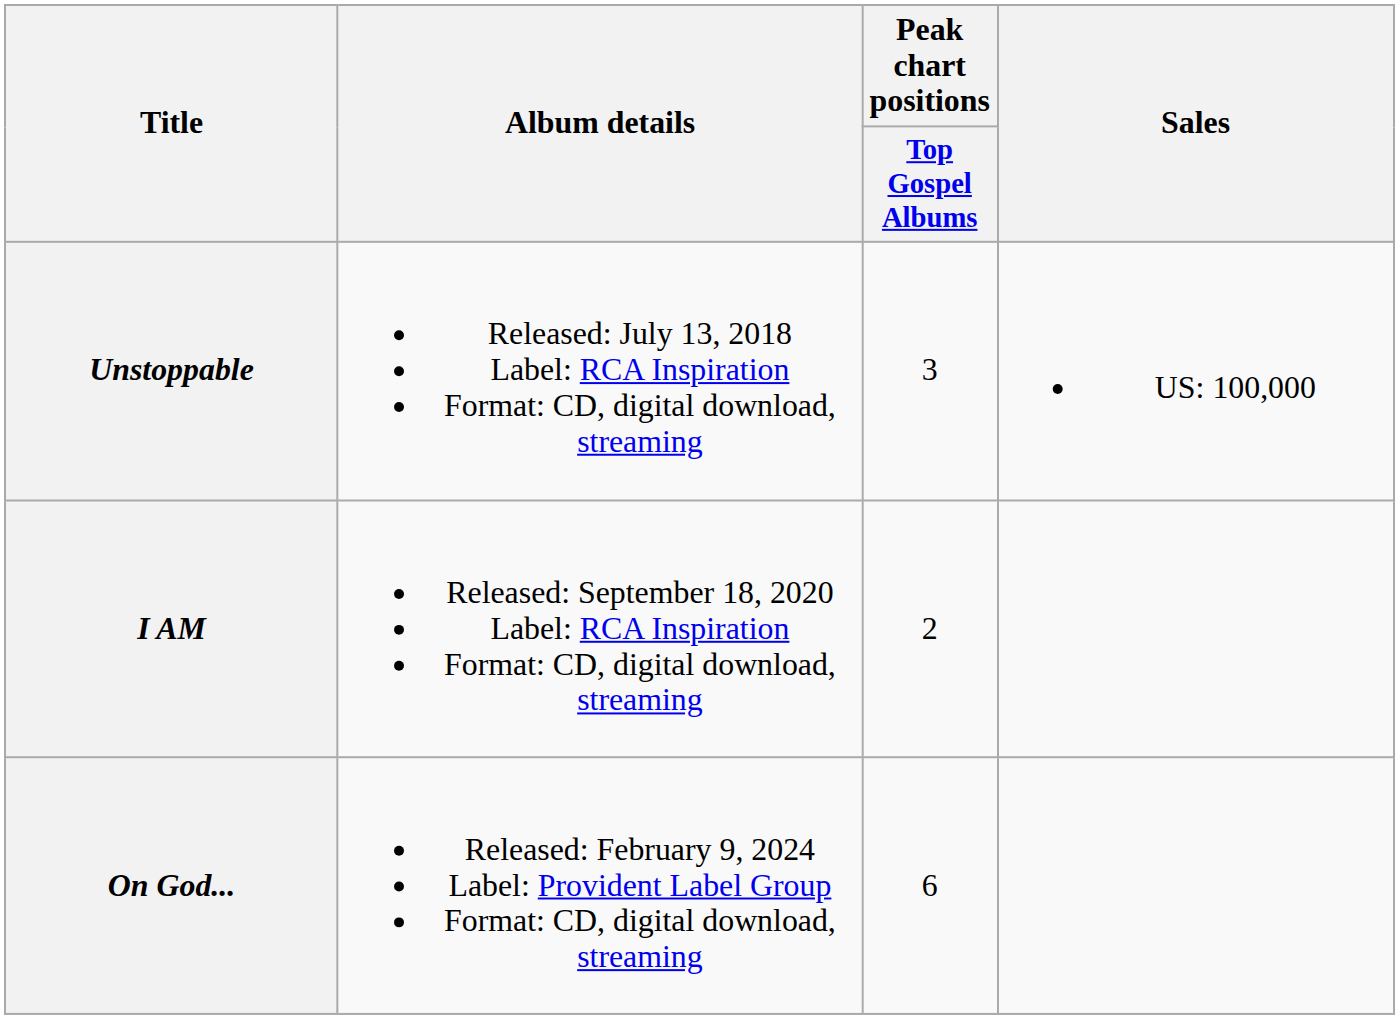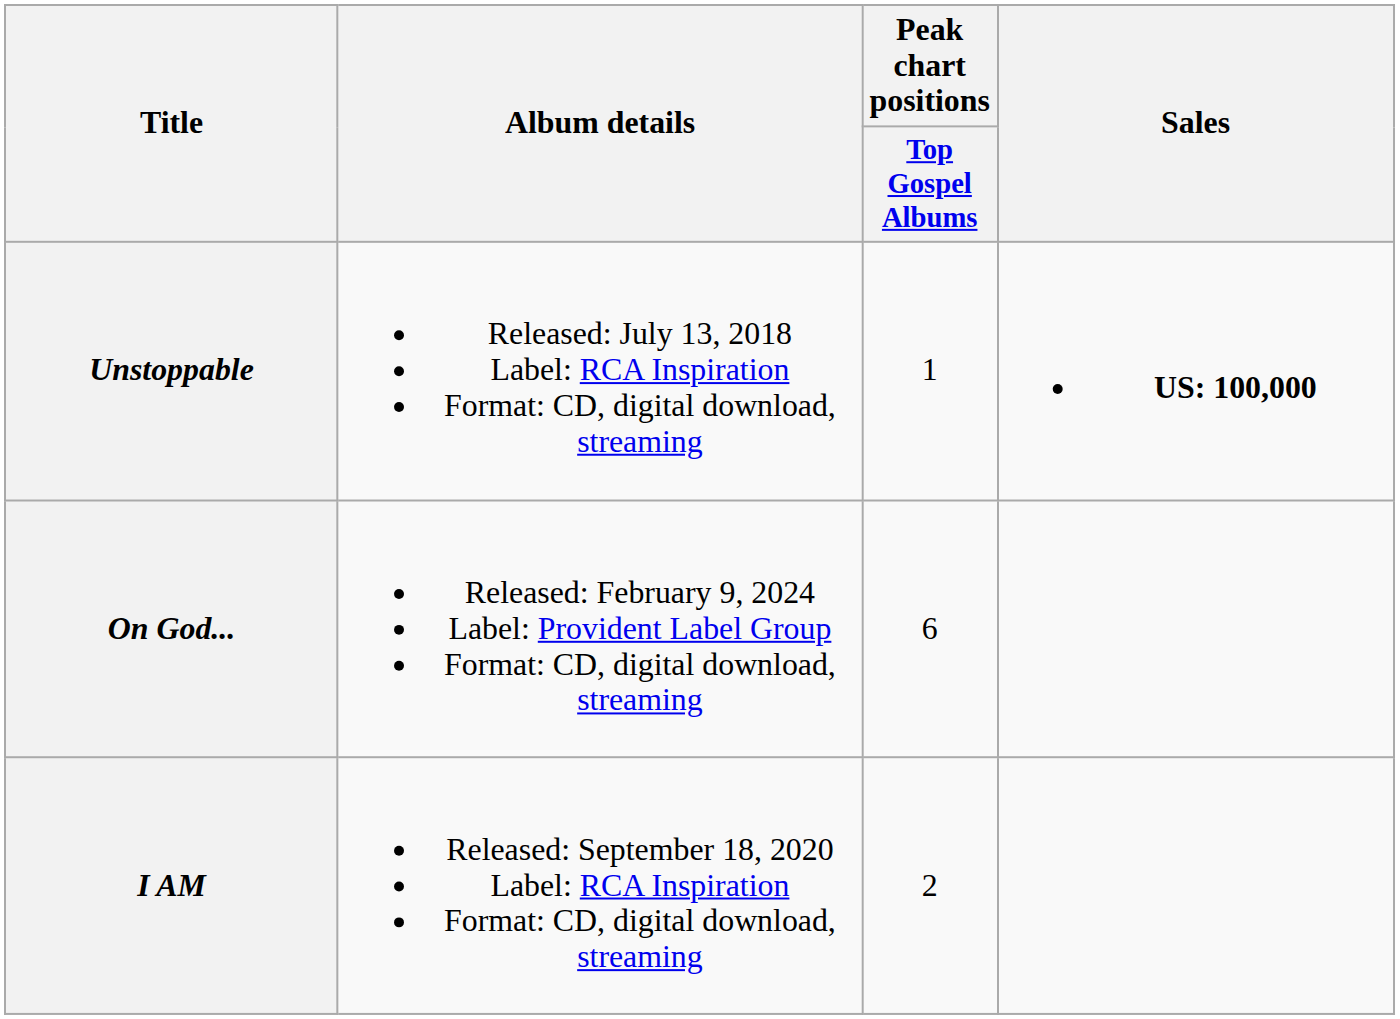(930, 370) 3 -> (930, 370) 1
(1196, 389) normal -> (1196, 389) bold
rows swapped: (172, 627) <-> (172, 885)
